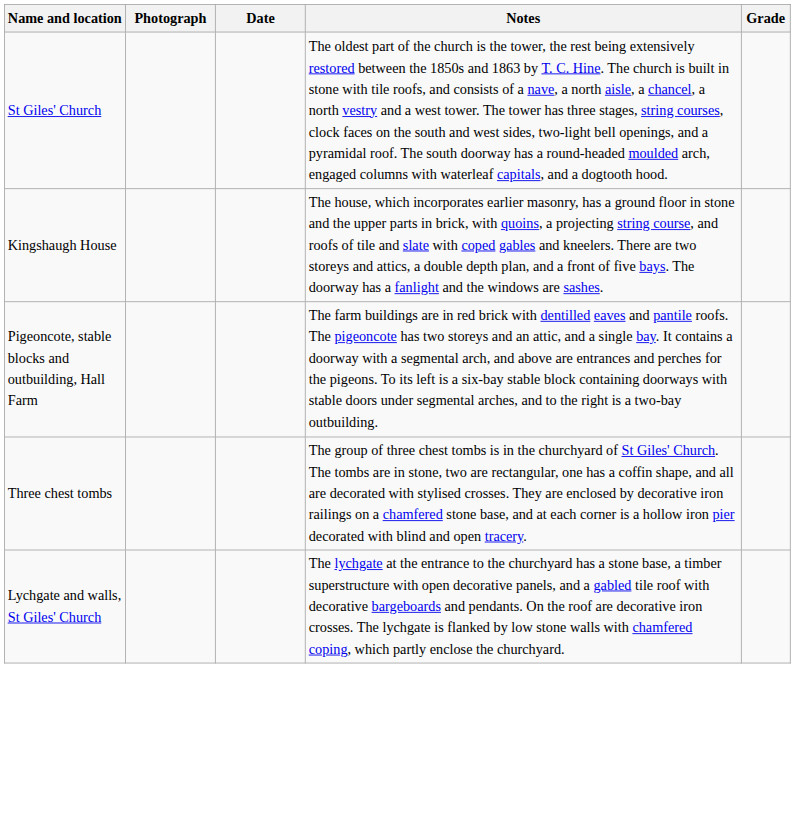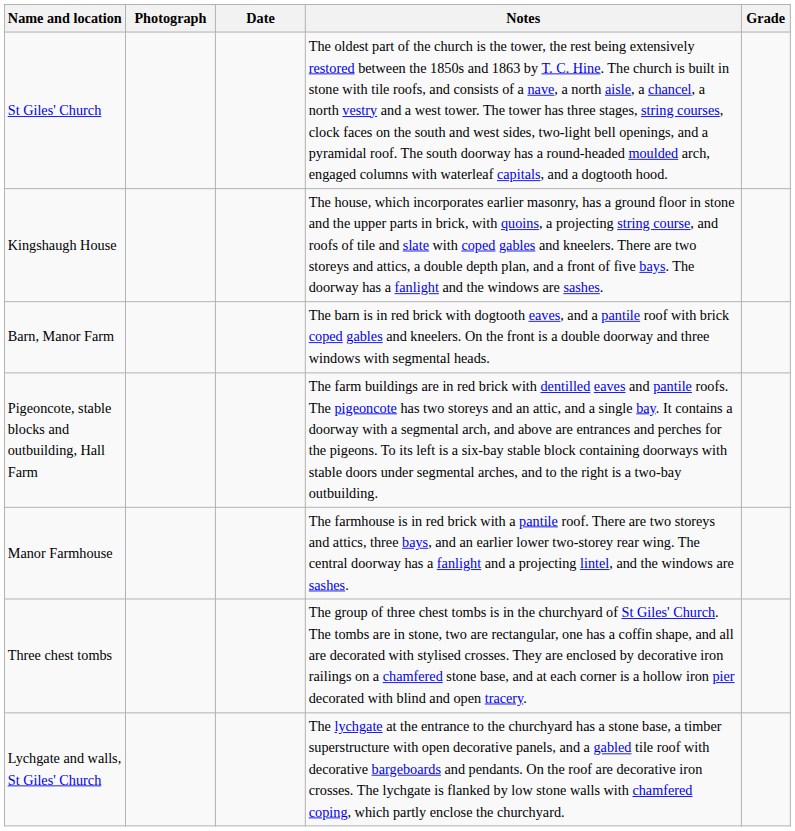+ row: (61, 337)
+ row: (60, 553)
